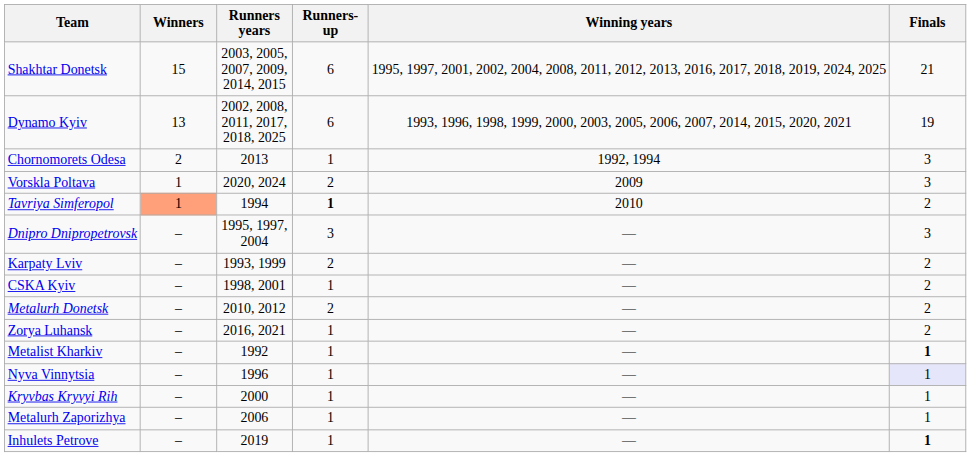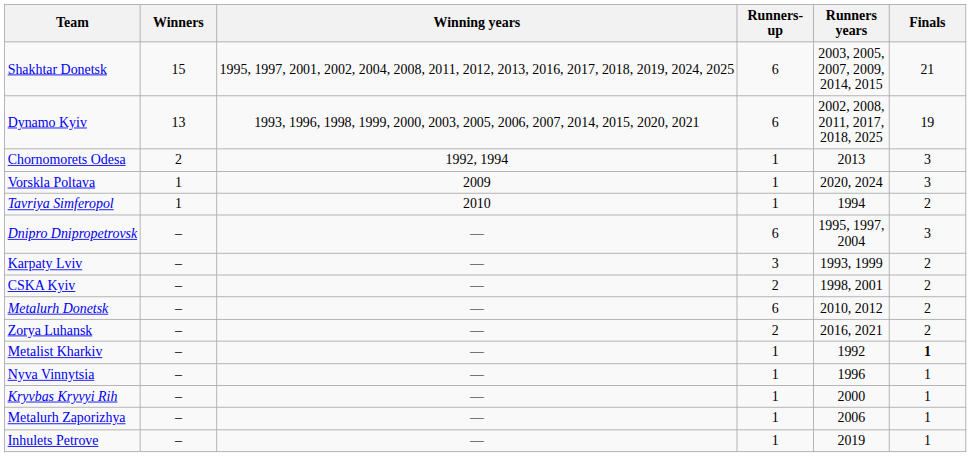columns swapped: (629, 23) <-> (254, 23)
(330, 182) 2 -> (775, 182) 1
(178, 204) lightsalmon background -> (178, 204) no background
(330, 204) bold -> (775, 204) normal
(330, 234) 3 -> (775, 234) 6
(330, 264) 2 -> (775, 264) 3
(330, 286) 1 -> (775, 286) 2
(330, 308) 2 -> (775, 308) 6
(330, 330) 1 -> (775, 330) 2
(927, 374) lavender background -> (927, 374) no background
(927, 440) bold -> (927, 440) normal
